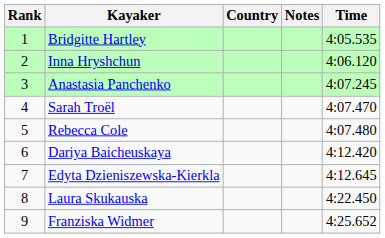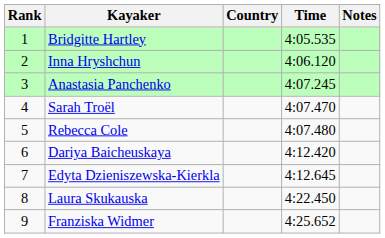columns swapped: (351, 15) <-> (302, 15)
